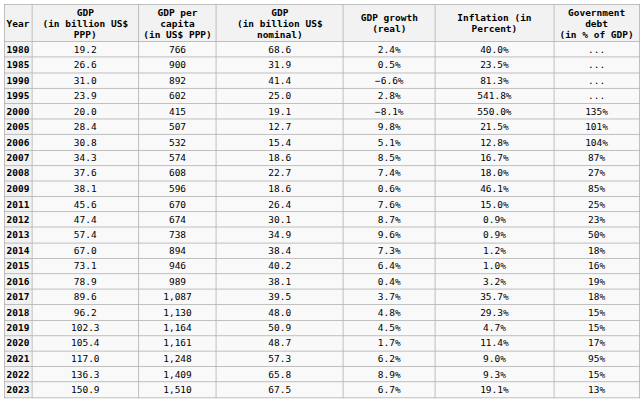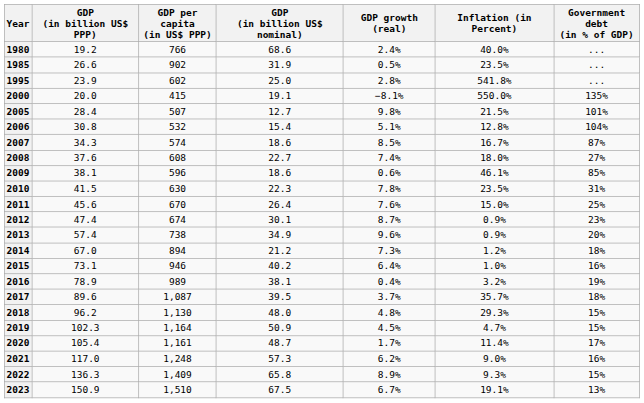(177, 65) 900 -> (177, 65) 902
- row: (18, 80)
+ row: (18, 189)
(597, 235) 50% -> (597, 235) 20%
(280, 251) 38.4 -> (280, 251) 21.2
(597, 359) 95% -> (597, 359) 16%
